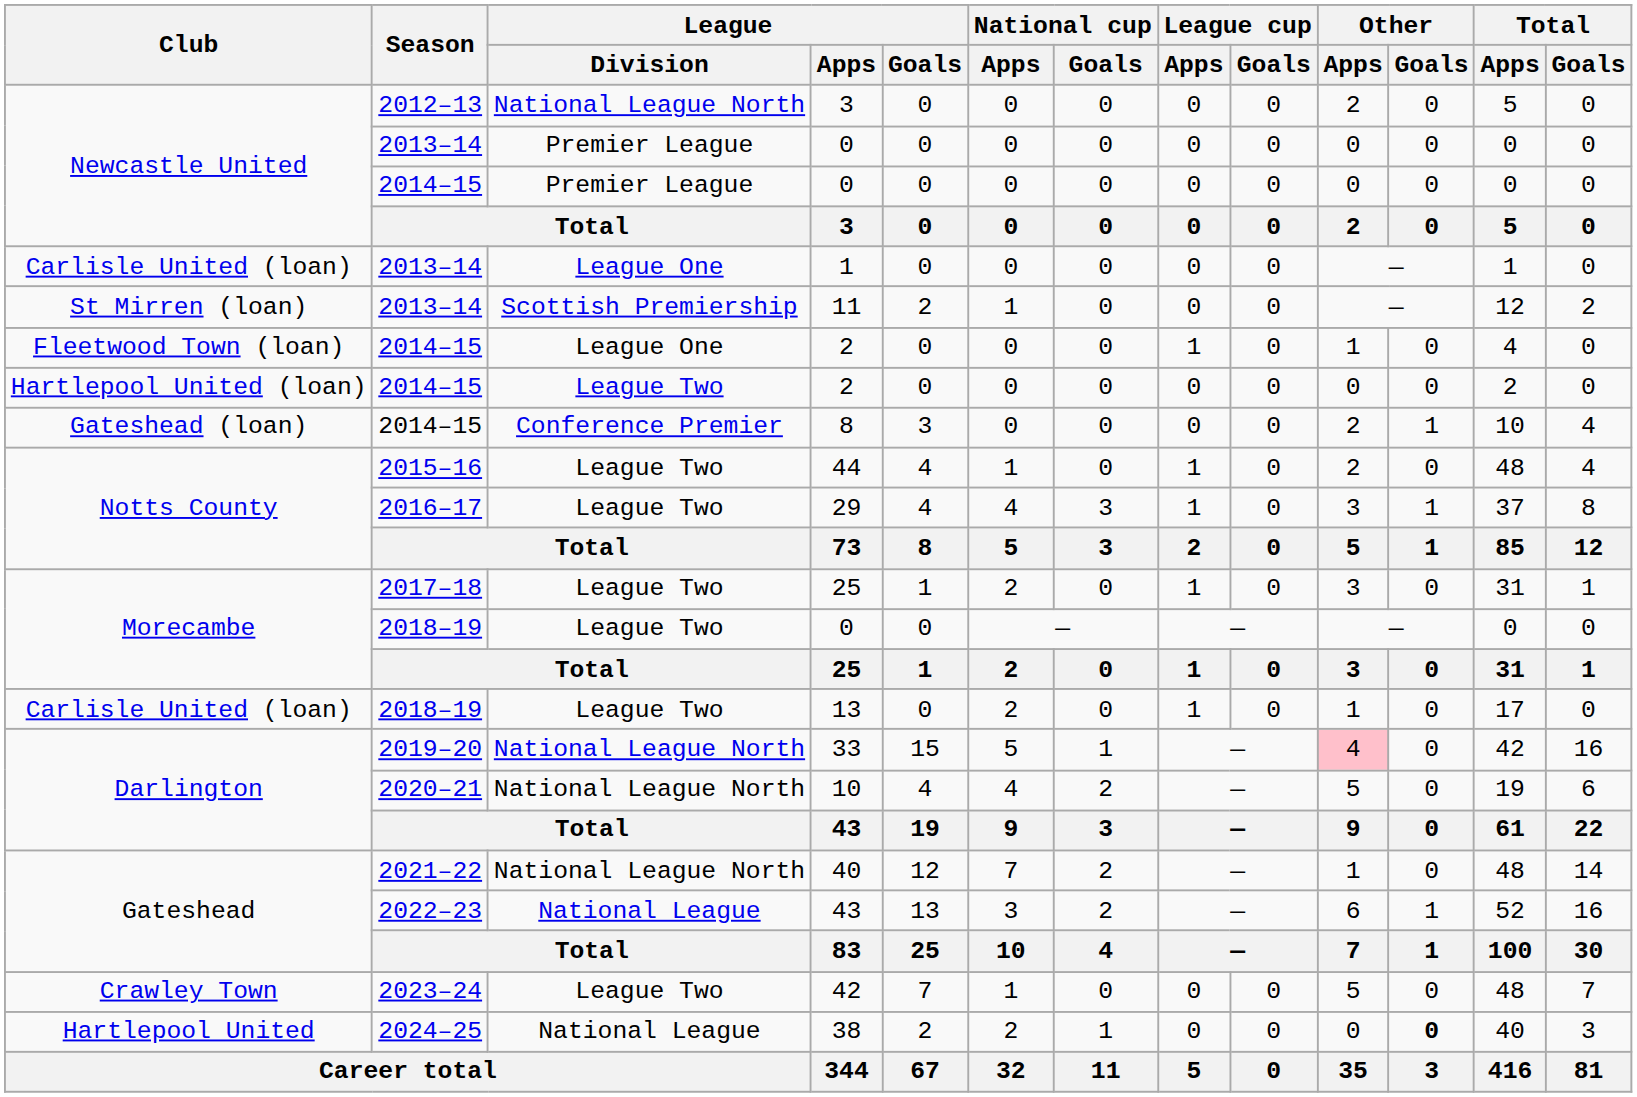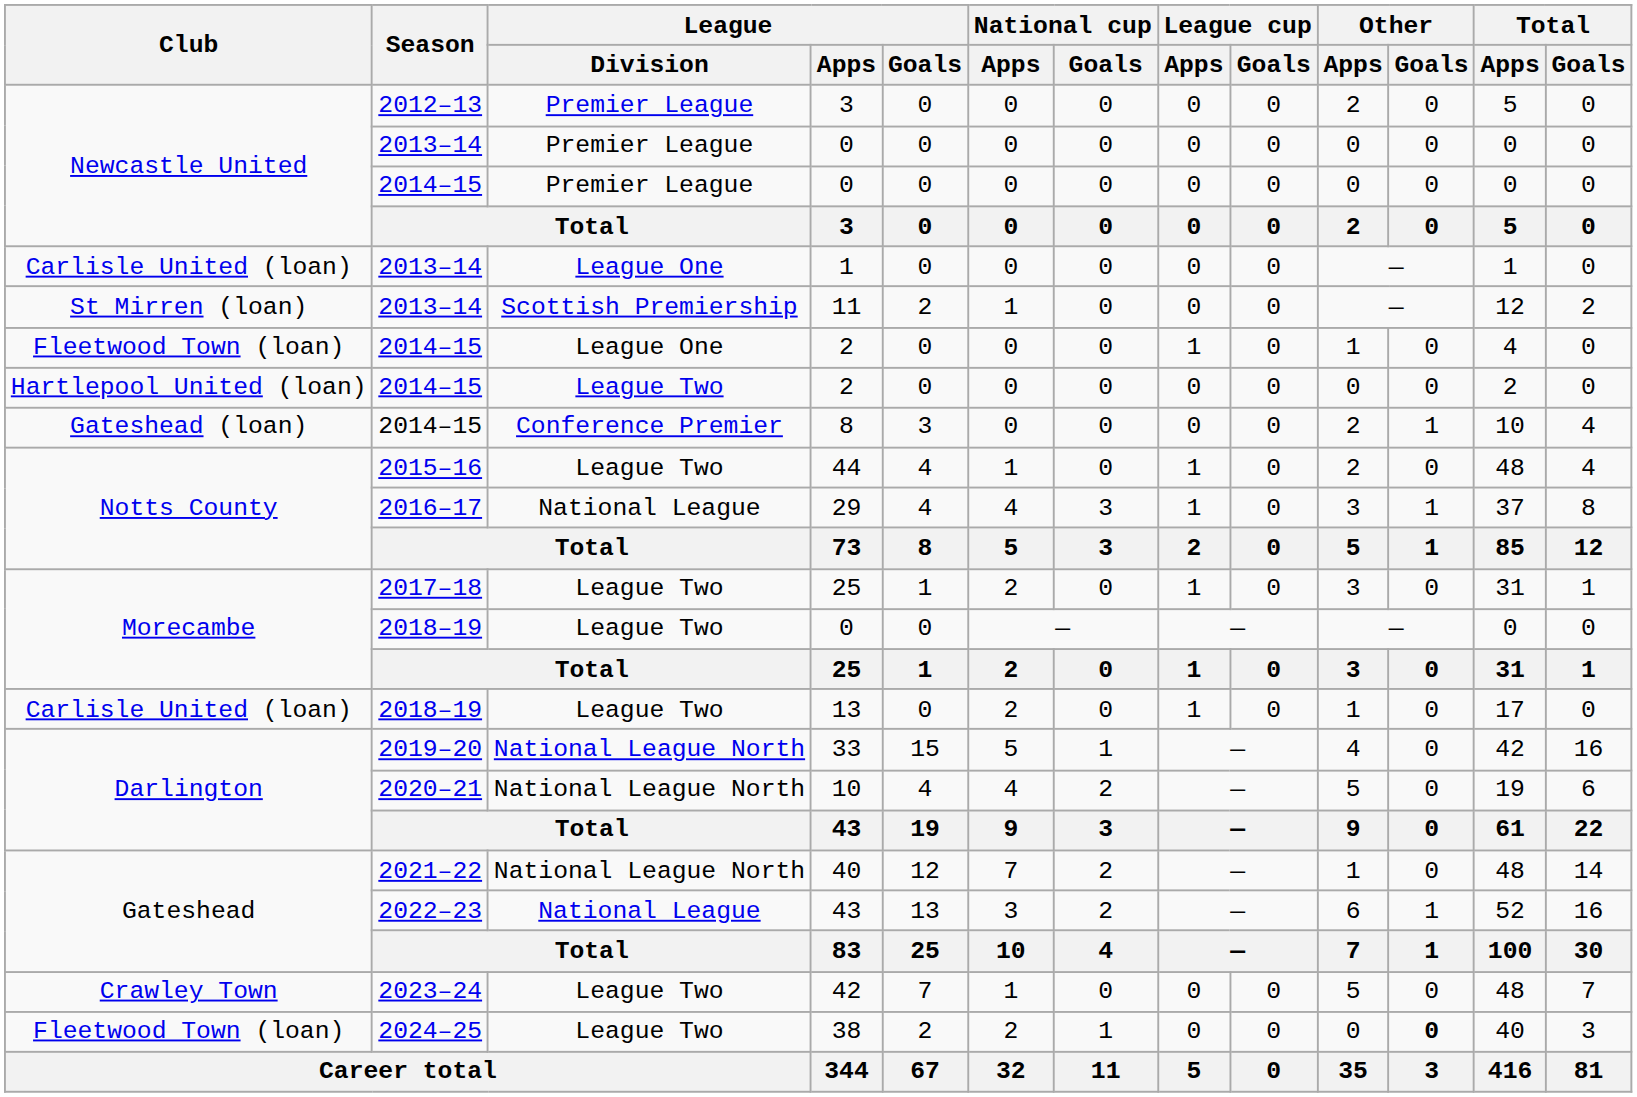(649, 106) National League North -> (649, 106) Premier League
(649, 508) League Two -> (649, 508) National League
(1353, 750) pink background -> (1353, 750) no background
(189, 1031) Hartlepool United -> (189, 1031) Fleetwood Town (loan)
(649, 1031) National League -> (649, 1031) League Two
